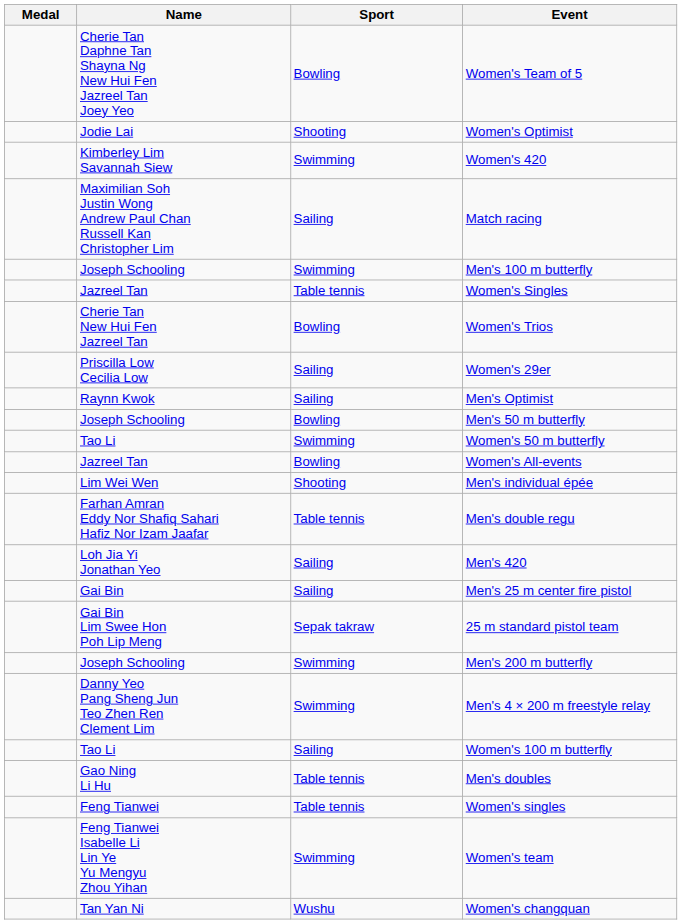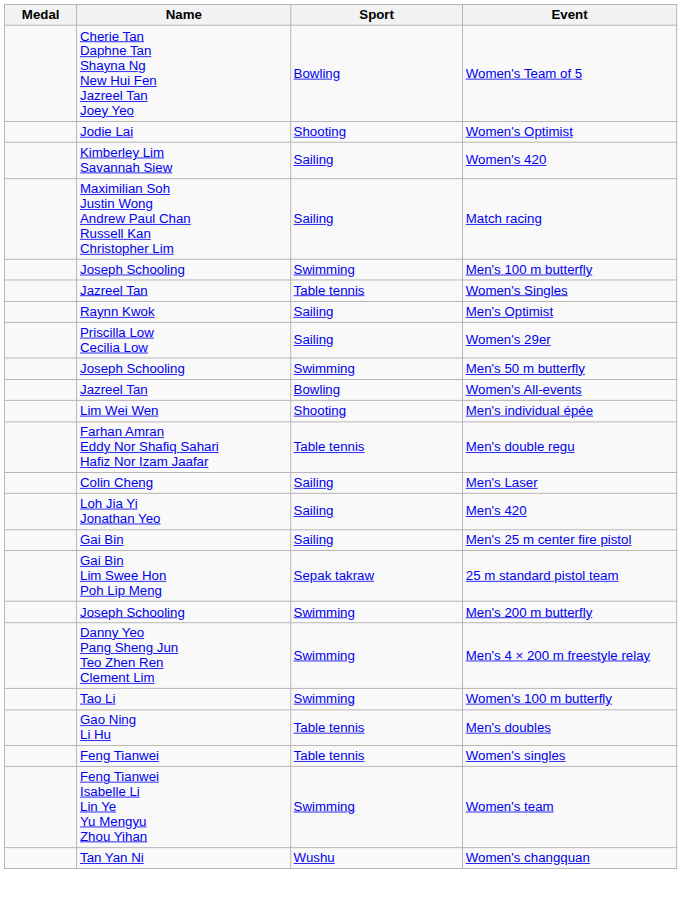(324, 160) Swimming -> (314, 160) Sailing
- row: (509, 326)
rows swapped: (509, 398) <-> (508, 370)
(317, 419) Bowling -> (324, 368) Swimming
- row: (535, 440)
+ row: (502, 483)
(314, 749) Sailing -> (324, 699) Swimming
